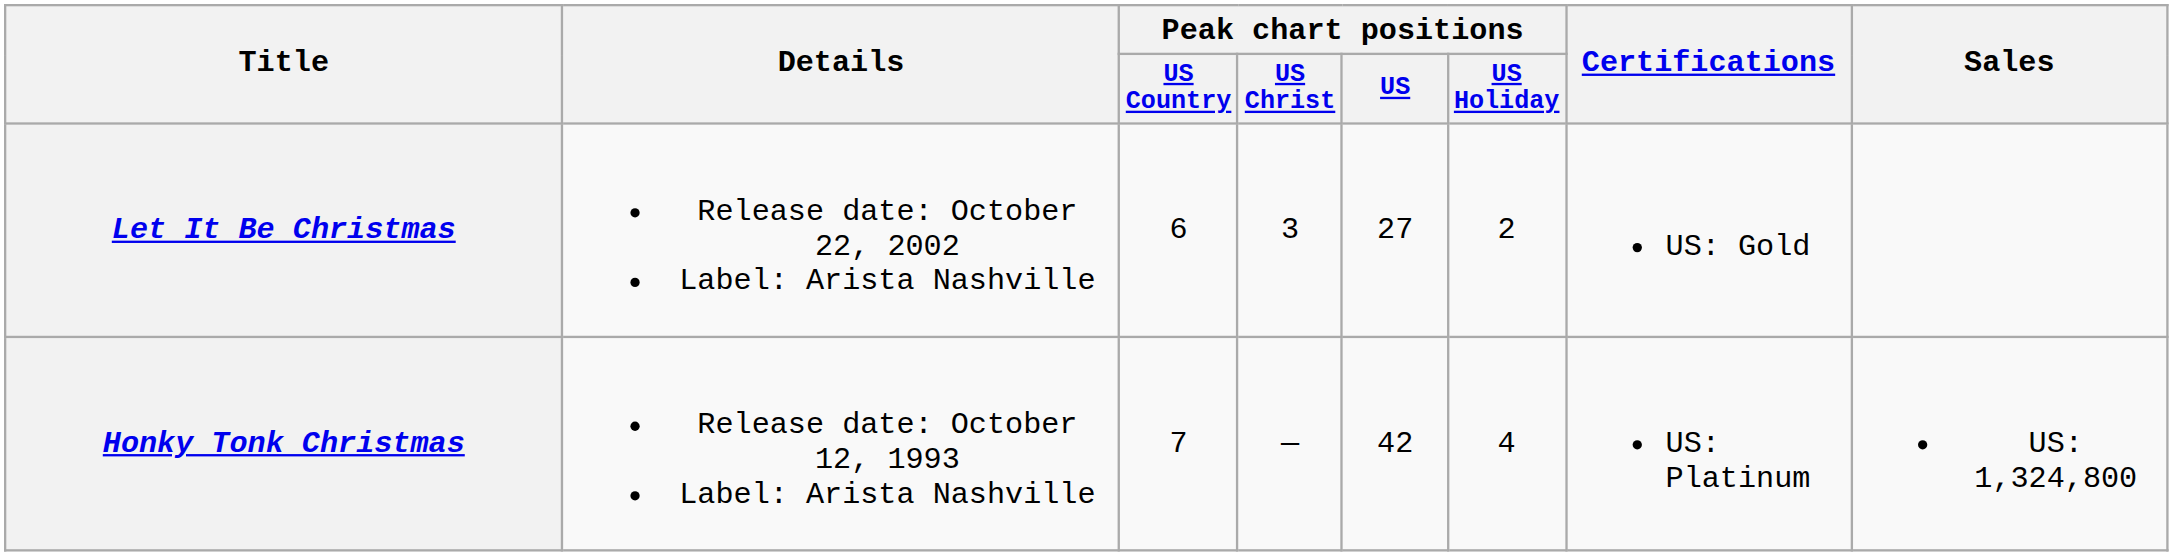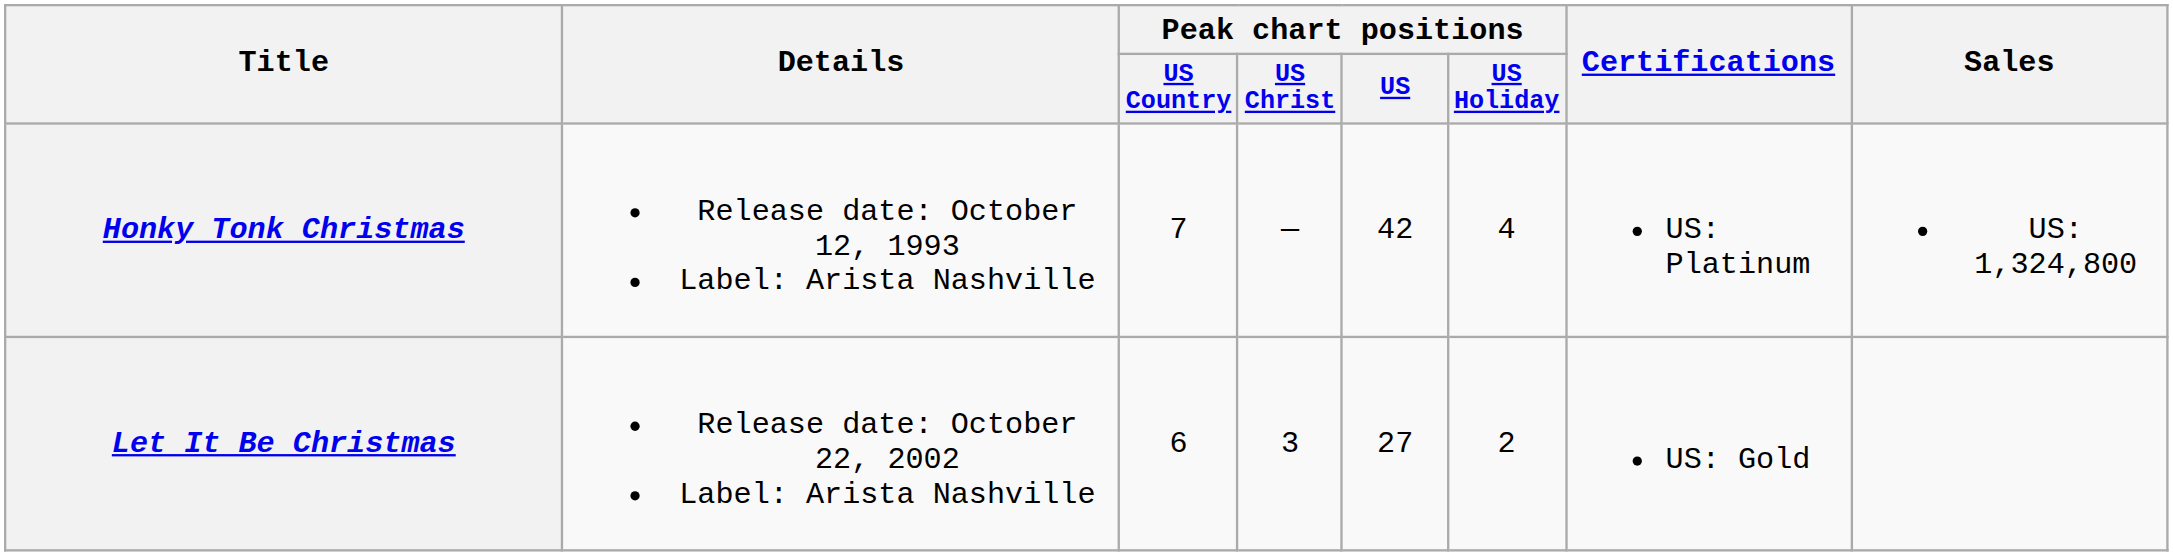rows swapped: (284, 443) <-> (284, 229)
